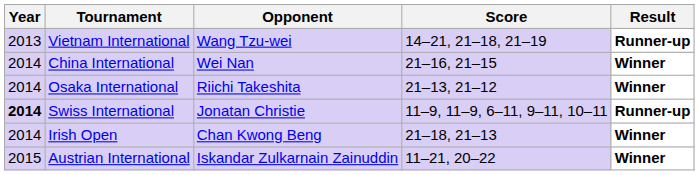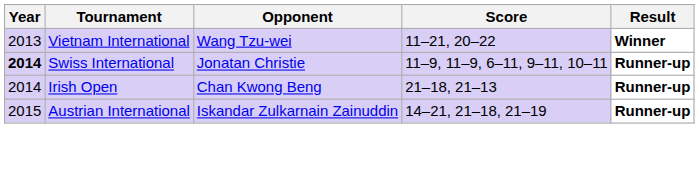(476, 40) 14–21, 21–18, 21–19 -> (450, 40) 11–21, 20–22
(653, 40) Runner-up -> (640, 40) Winner
- row: (111, 64)
- row: (113, 88)
(640, 135) Winner -> (653, 88) Runner-up
(450, 159) 11–21, 20–22 -> (476, 111) 14–21, 21–18, 21–19
(640, 159) Winner -> (653, 111) Runner-up
